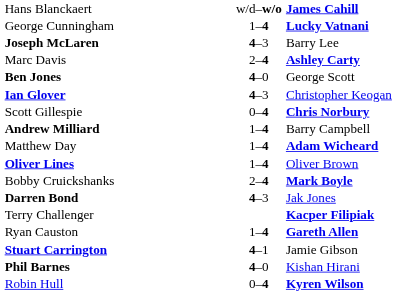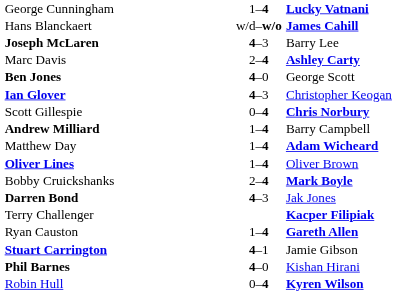rows swapped: (48, 8) <-> (59, 25)
